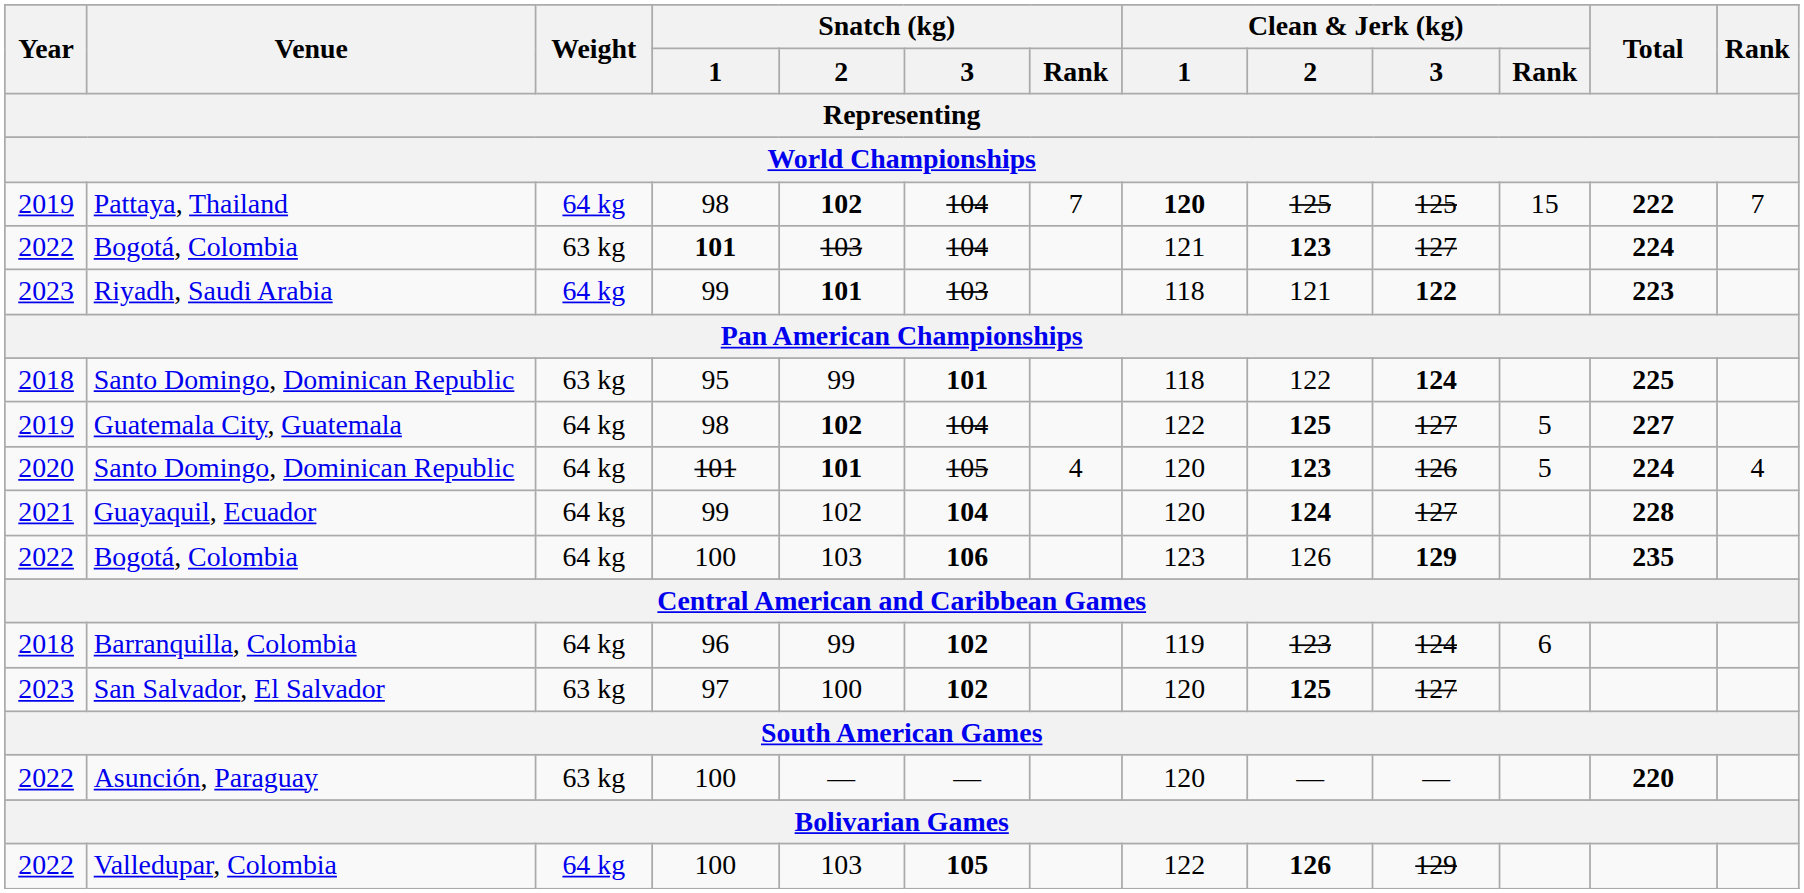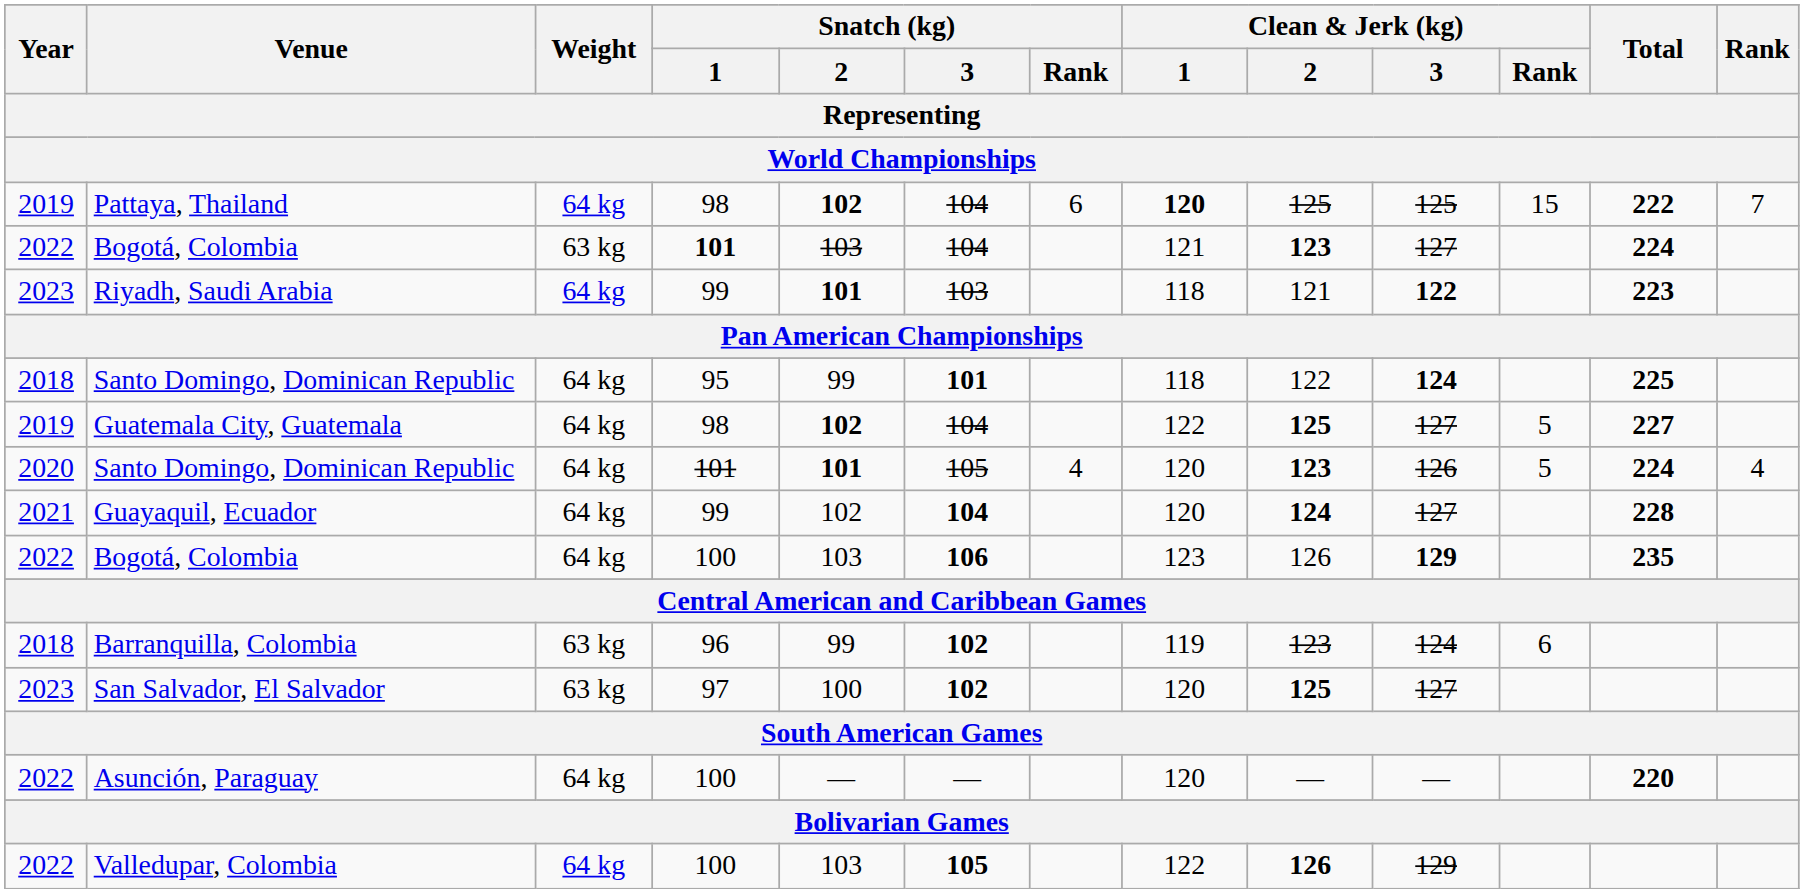(1076, 203) 7 -> (1076, 203) 6
(594, 379) 63 kg -> (594, 379) 64 kg
(594, 644) 64 kg -> (594, 644) 63 kg
(594, 777) 63 kg -> (594, 777) 64 kg
